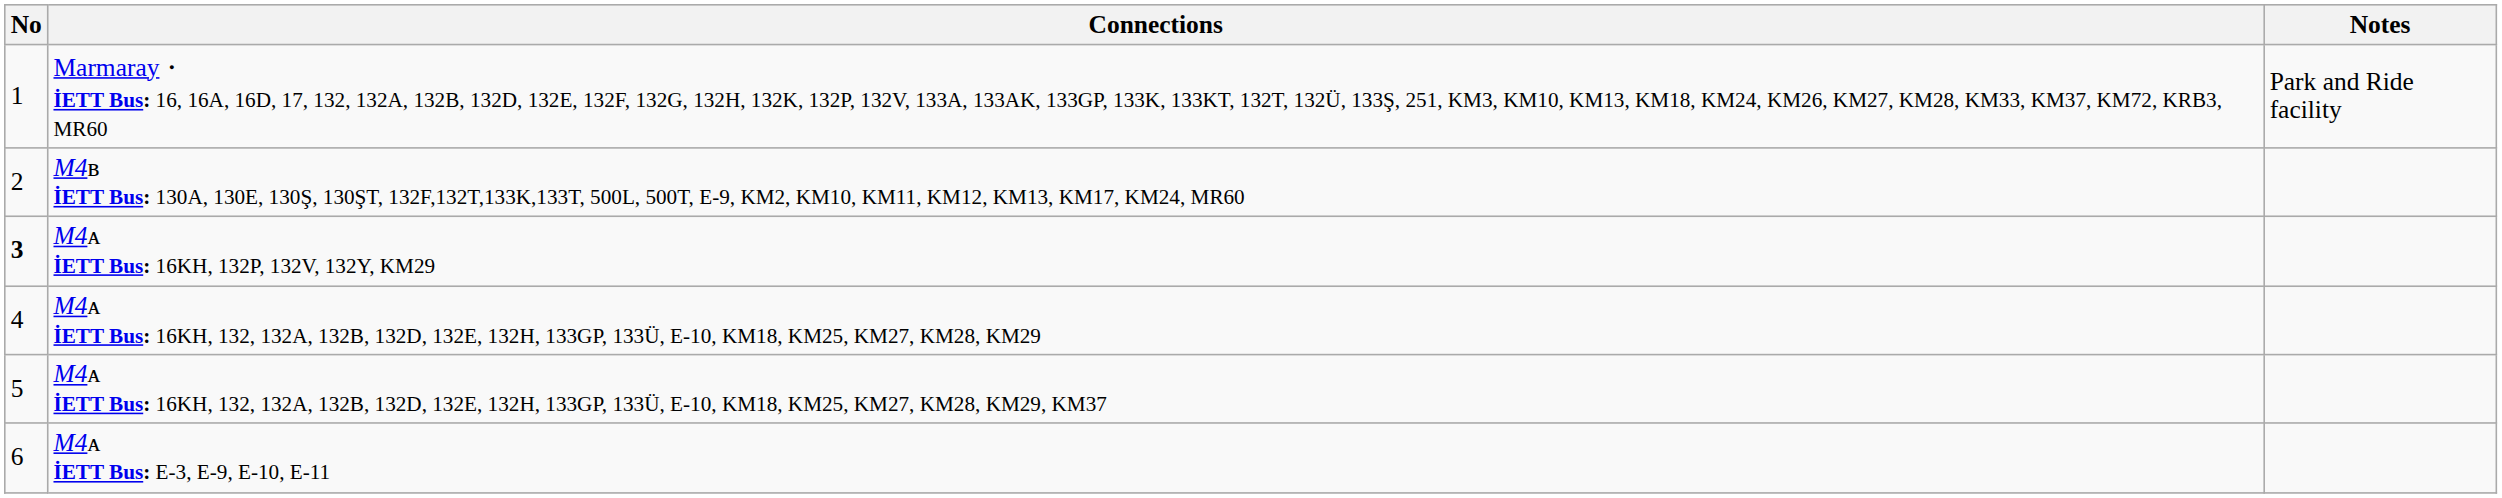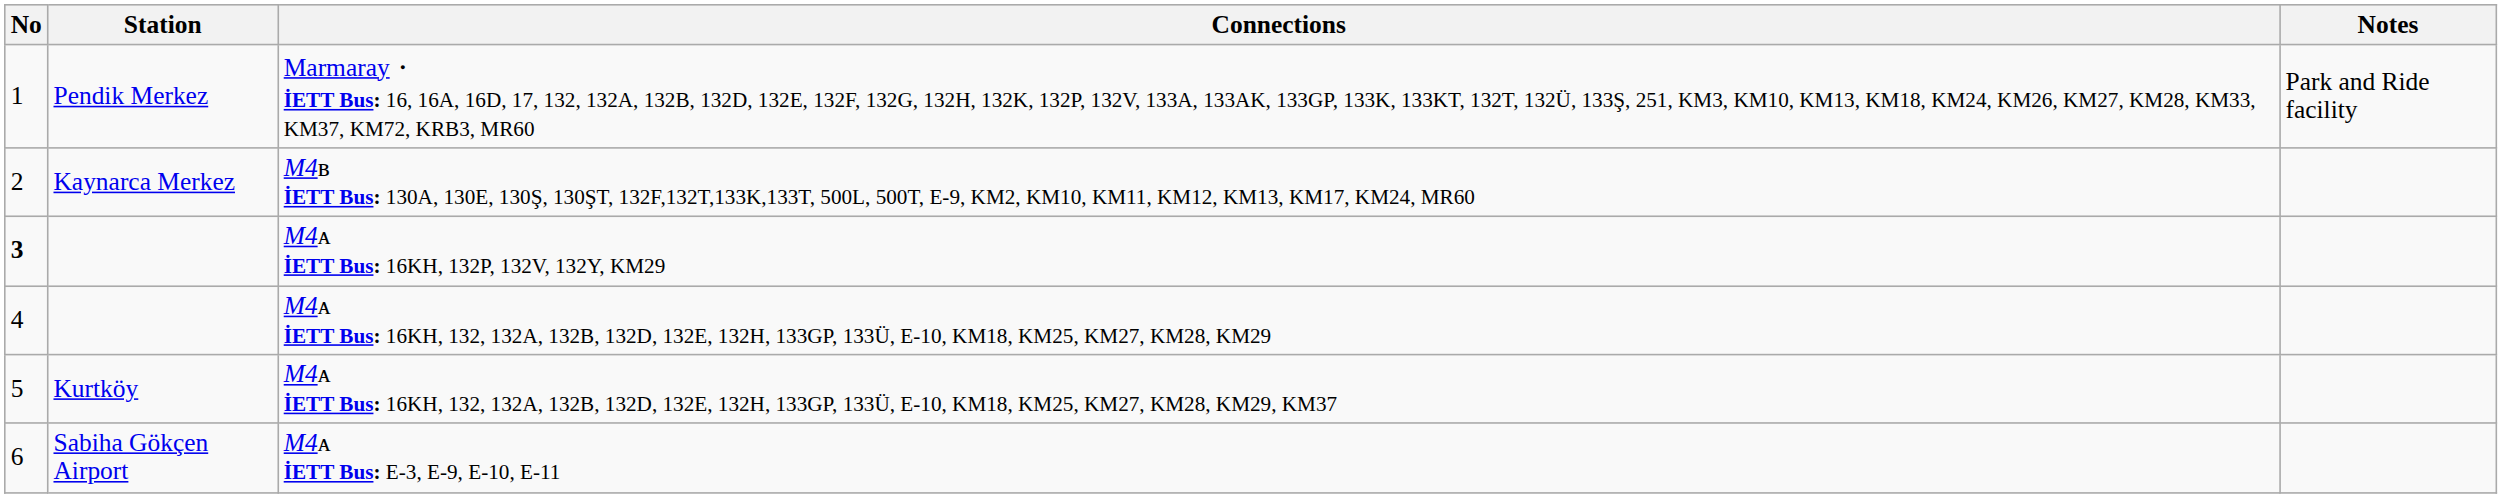+ column: (163, 24)
